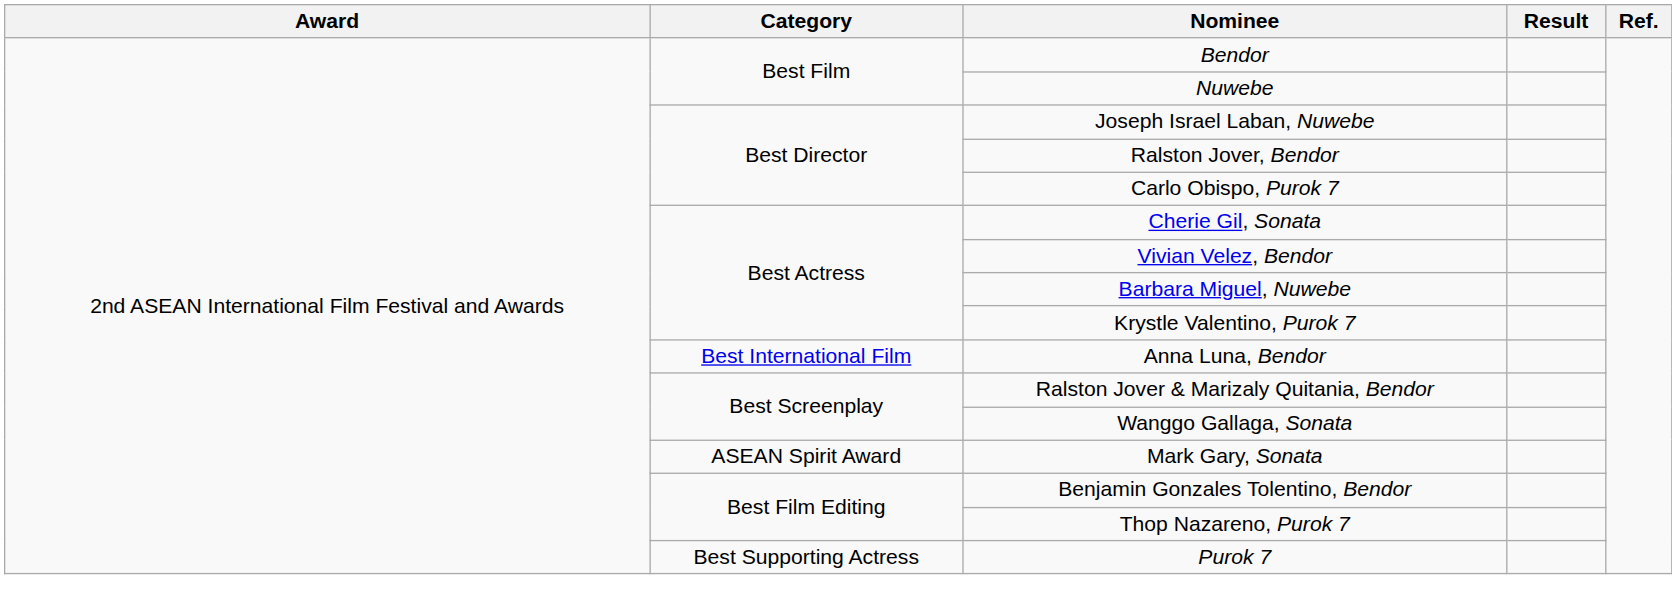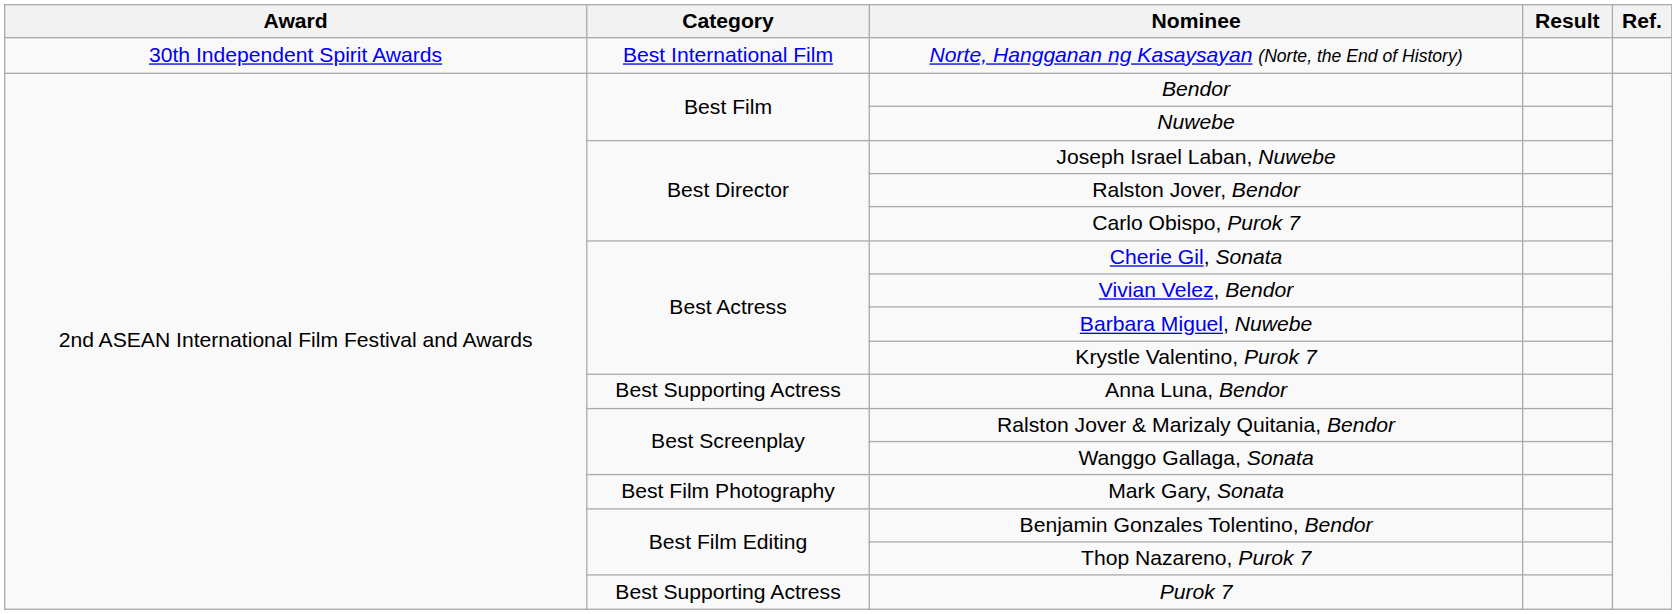+ row: (1196, 54)
(806, 356) Best International Film -> (728, 391) Best Supporting Actress
(806, 456) ASEAN Spirit Award -> (728, 491) Best Film Photography
